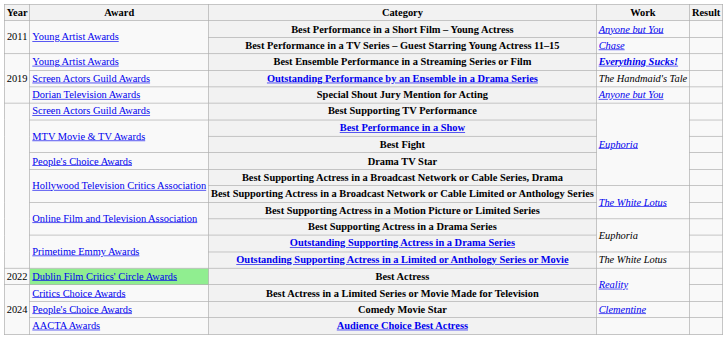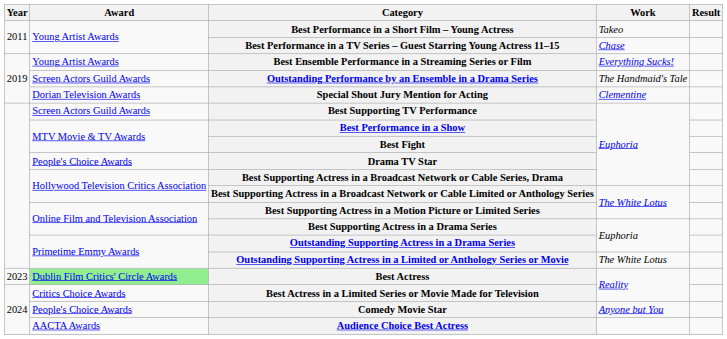(631, 29) Anyone but You -> (611, 29) Takeo
(638, 62) bold -> (636, 62) normal
(631, 95) Anyone but You -> (622, 95) Clementine
(17, 276) 2022 -> (17, 276) 2023
(622, 309) Clementine -> (631, 309) Anyone but You
